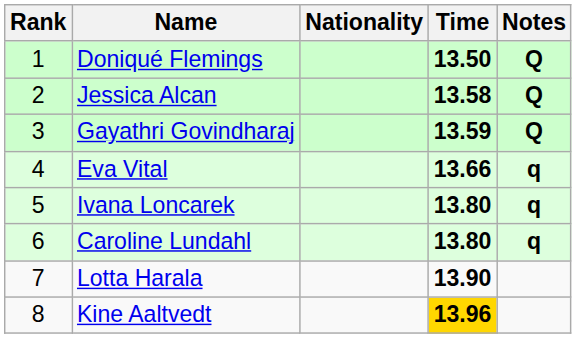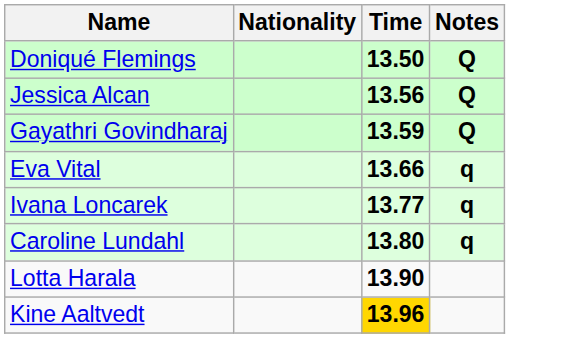- column: (38, 22)
(463, 95) 13.58 -> (396, 95) 13.56
(463, 205) 13.80 -> (396, 205) 13.77
